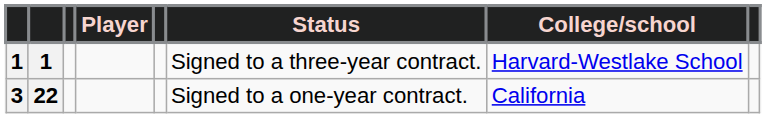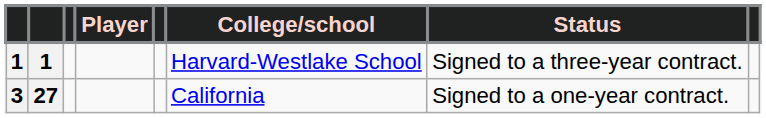columns swapped: (617, 24) <-> (326, 24)
(46, 96) 22 -> (46, 96) 27
